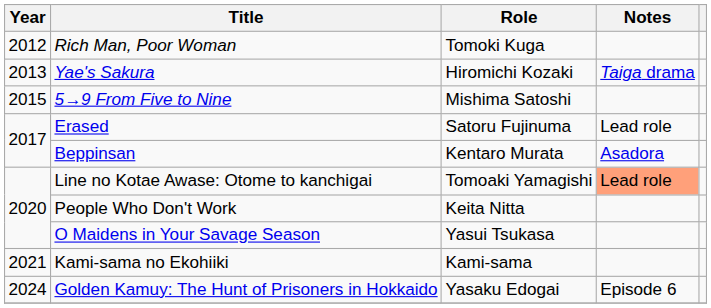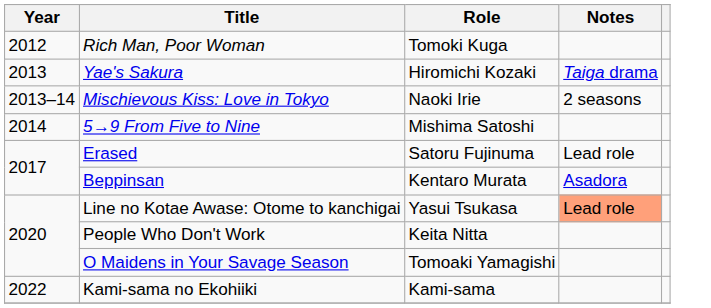+ row: (206, 99)
(28, 99) 2015 -> (28, 126) 2014
(519, 180) Tomoaki Yamagishi -> (463, 208) Yasui Tsukasa
(500, 235) Yasui Tsukasa -> (482, 262) Tomoaki Yamagishi
(28, 262) 2021 -> (28, 289) 2022
- row: (246, 289)
